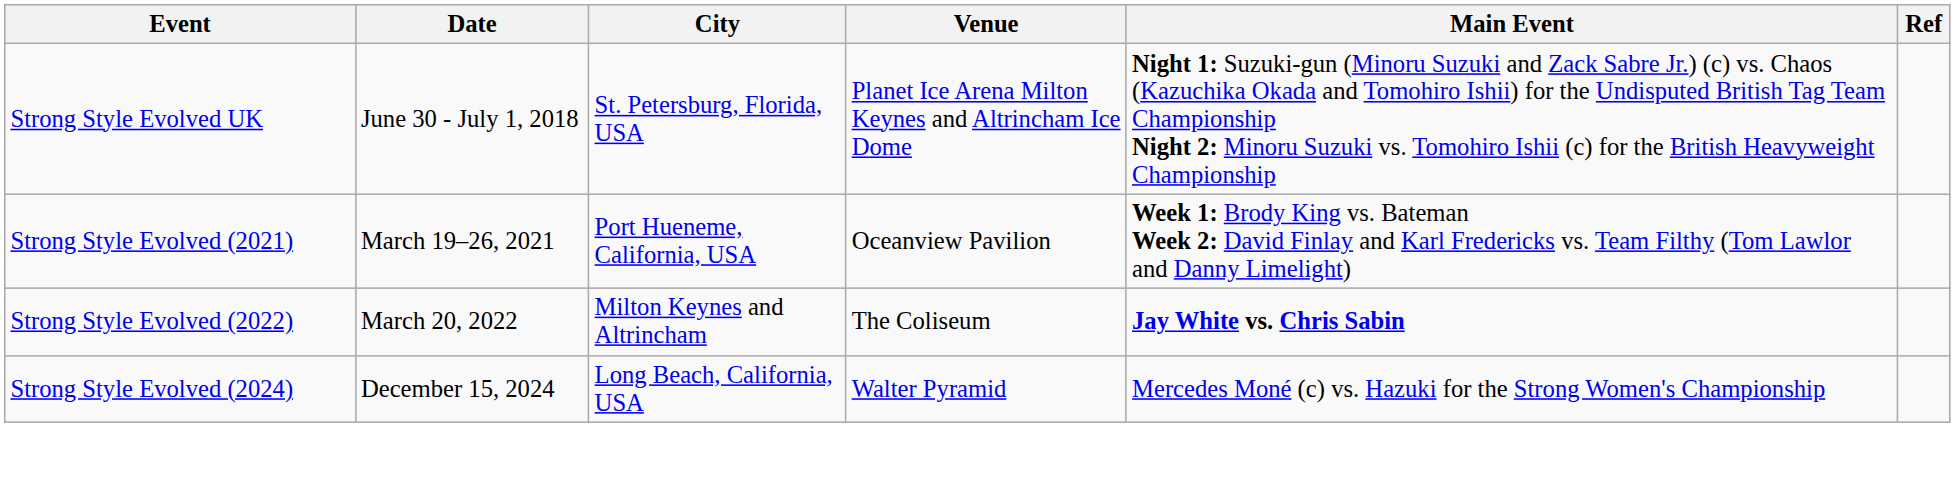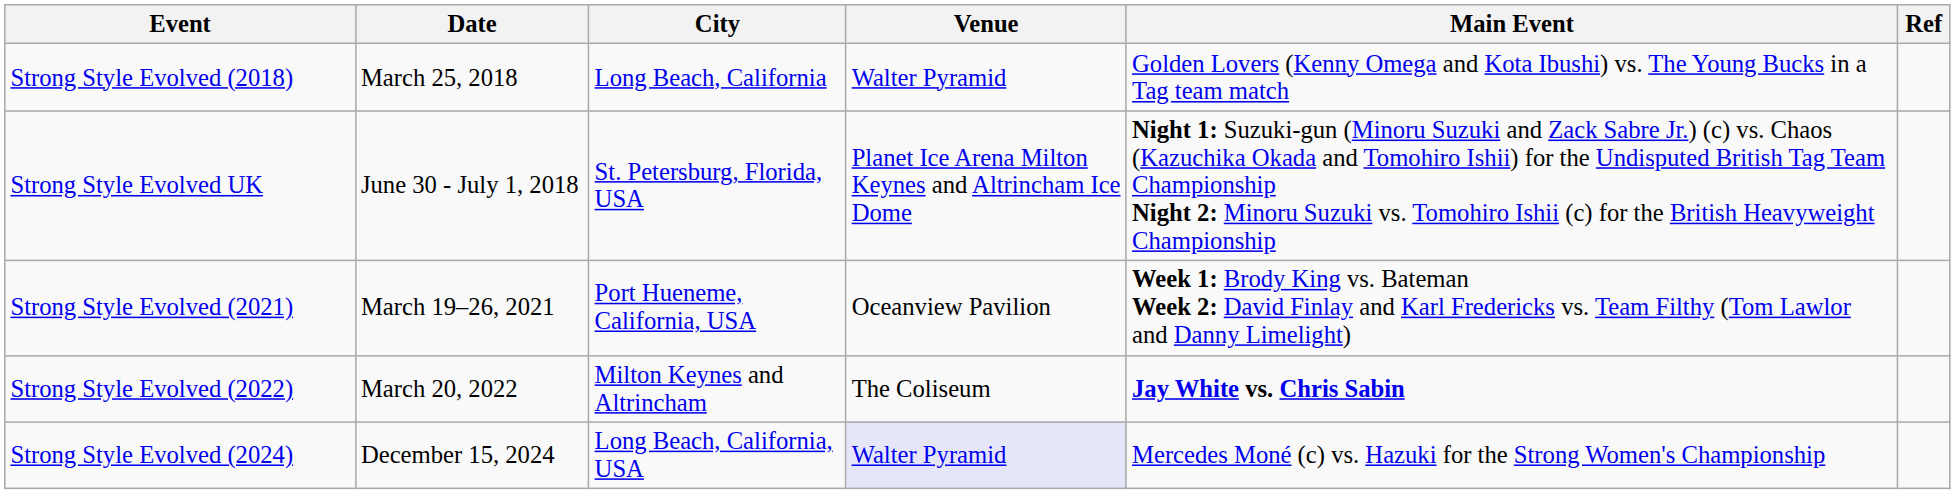+ row: (152, 76)
(929, 388) no background -> (929, 455) lavender background
